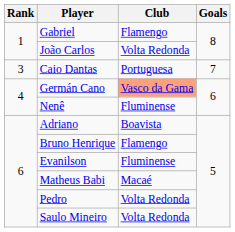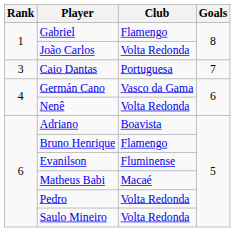(157, 87) lightsalmon background -> (157, 87) no background
(148, 106) Fluminense -> (155, 106) Volta Redonda
